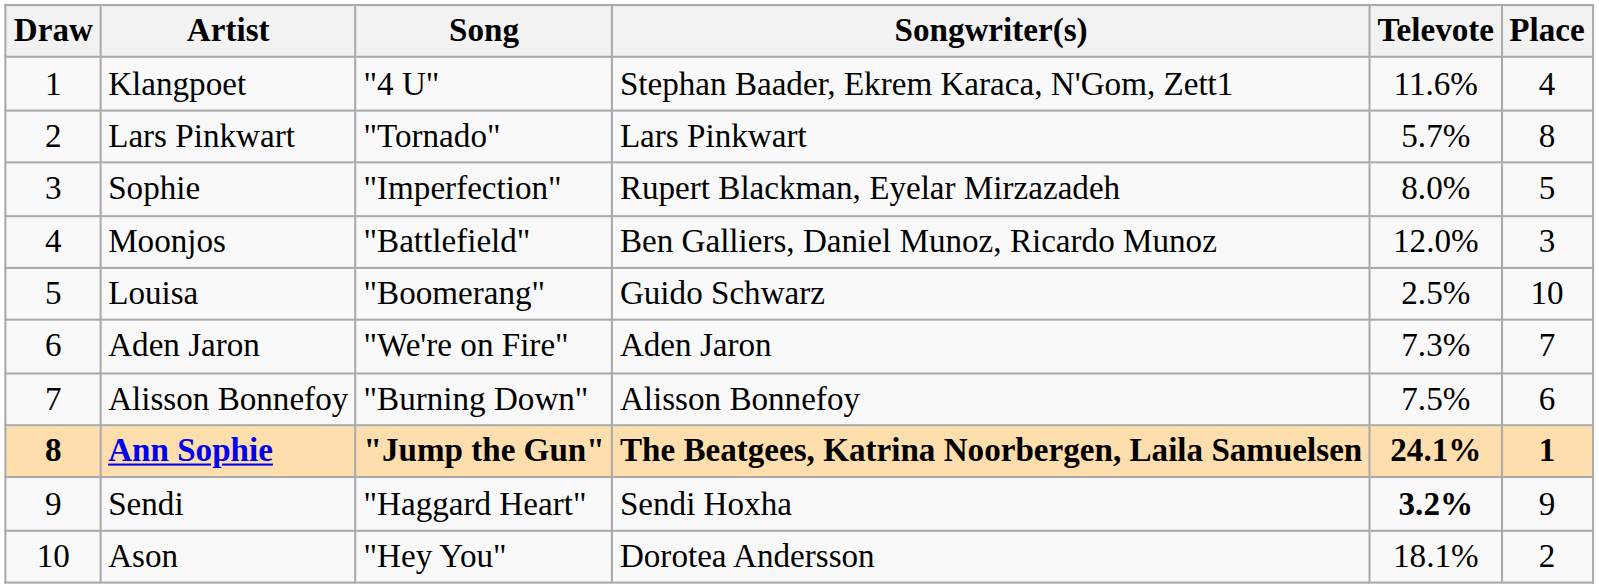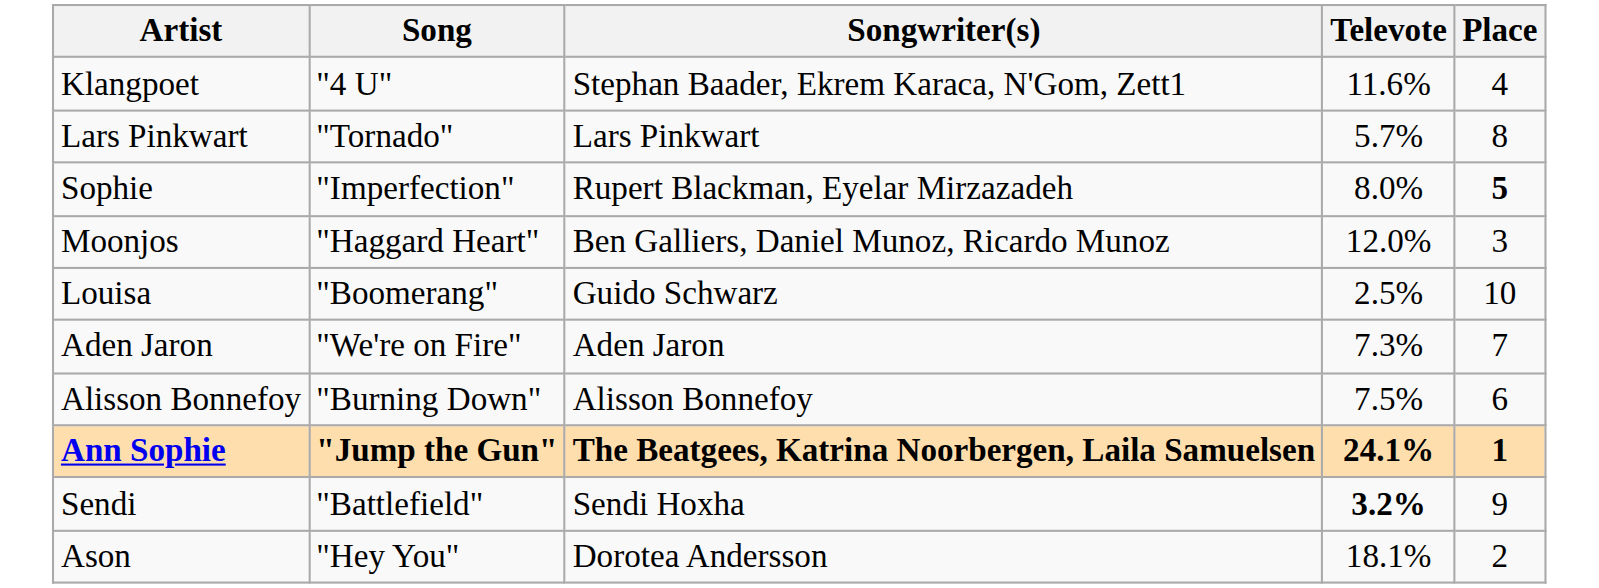- column: (53, 30)
(1547, 188) normal -> (1500, 188) bold
(447, 240) "Battlefield" -> (428, 240) "Haggard Heart"
(475, 503) "Haggard Heart" -> (400, 503) "Battlefield"
